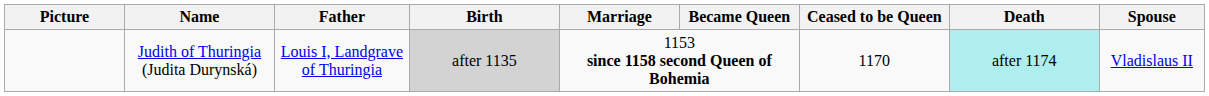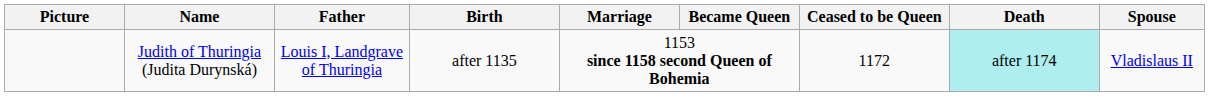(484, 60) lightgrey background -> (484, 60) no background
(874, 60) 1170 -> (874, 60) 1172
